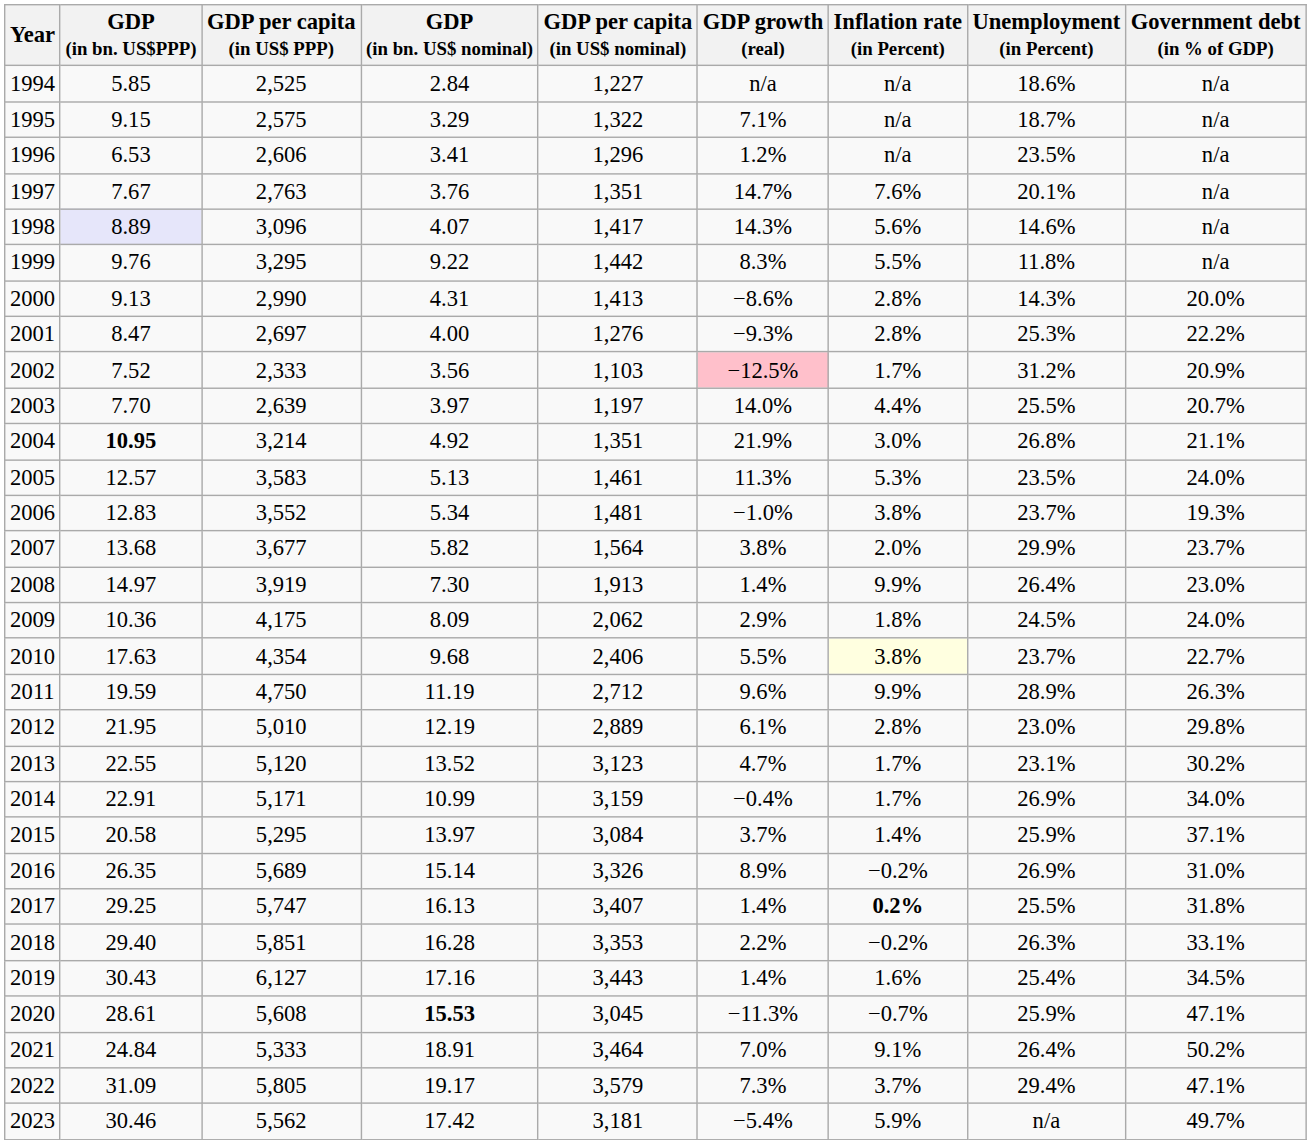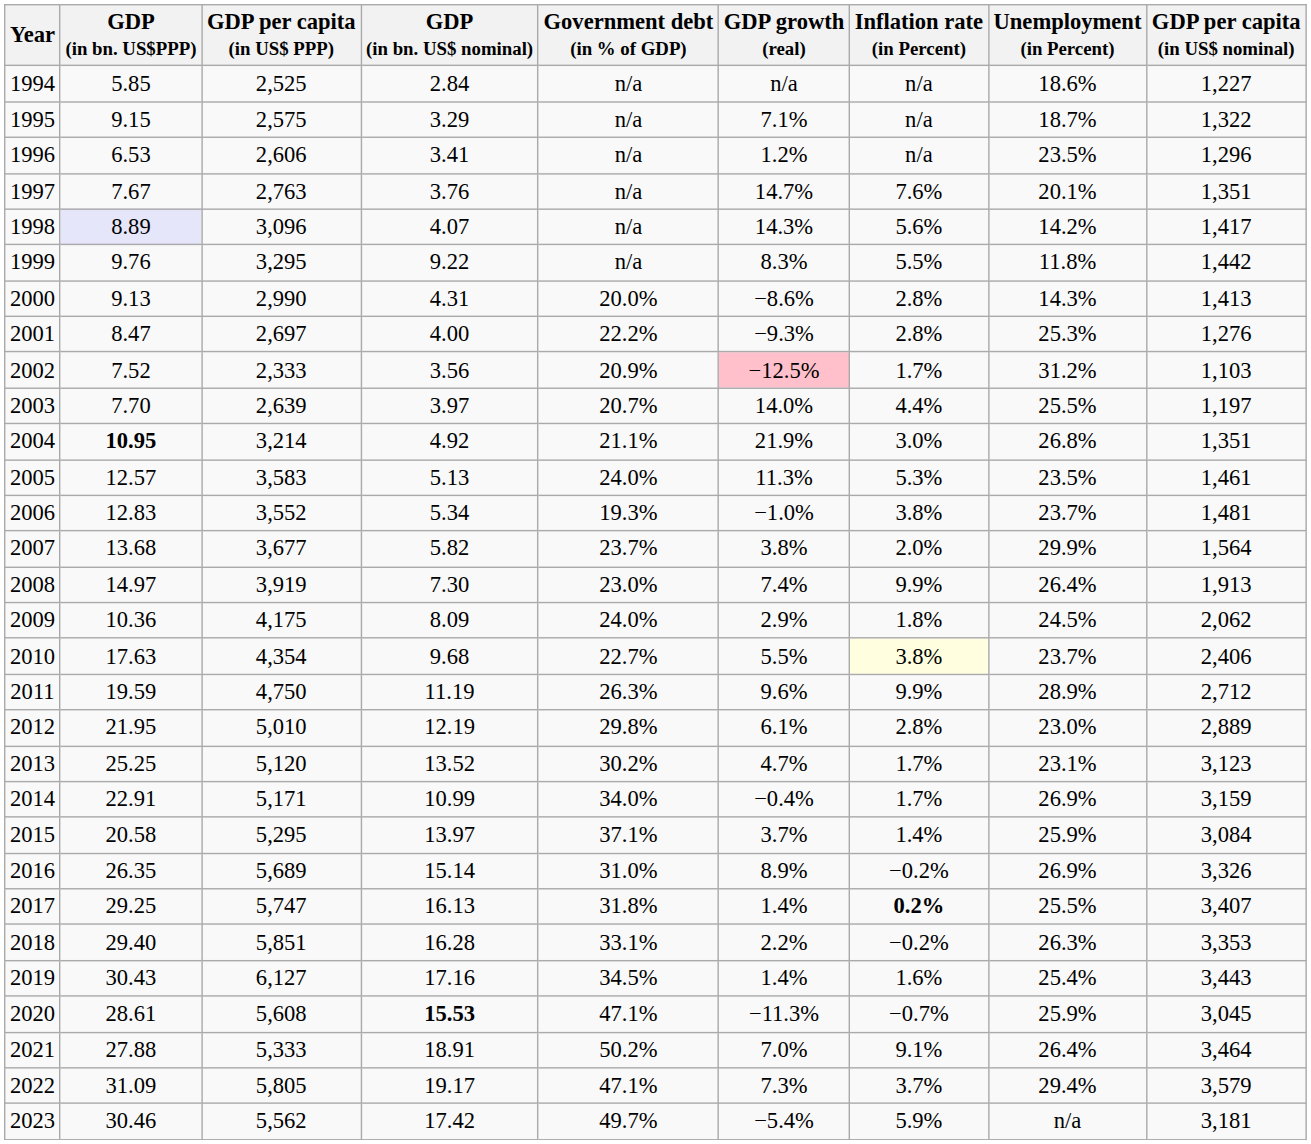columns swapped: (618, 35) <-> (1216, 35)
(1046, 226) 14.6% -> (1067, 226) 14.2%
(763, 584) 1.4% -> (784, 584) 7.4%
(131, 763) 22.55 -> (131, 763) 25.25
(131, 1049) 24.84 -> (131, 1049) 27.88
